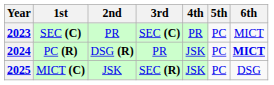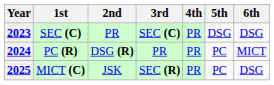(219, 32) PC -> (219, 32) DSG
(249, 32) MICT -> (251, 32) DSG
(195, 51) JSK -> (194, 51) PR
(249, 51) bold -> (251, 51) normal
(195, 70) JSK -> (194, 70) PR
